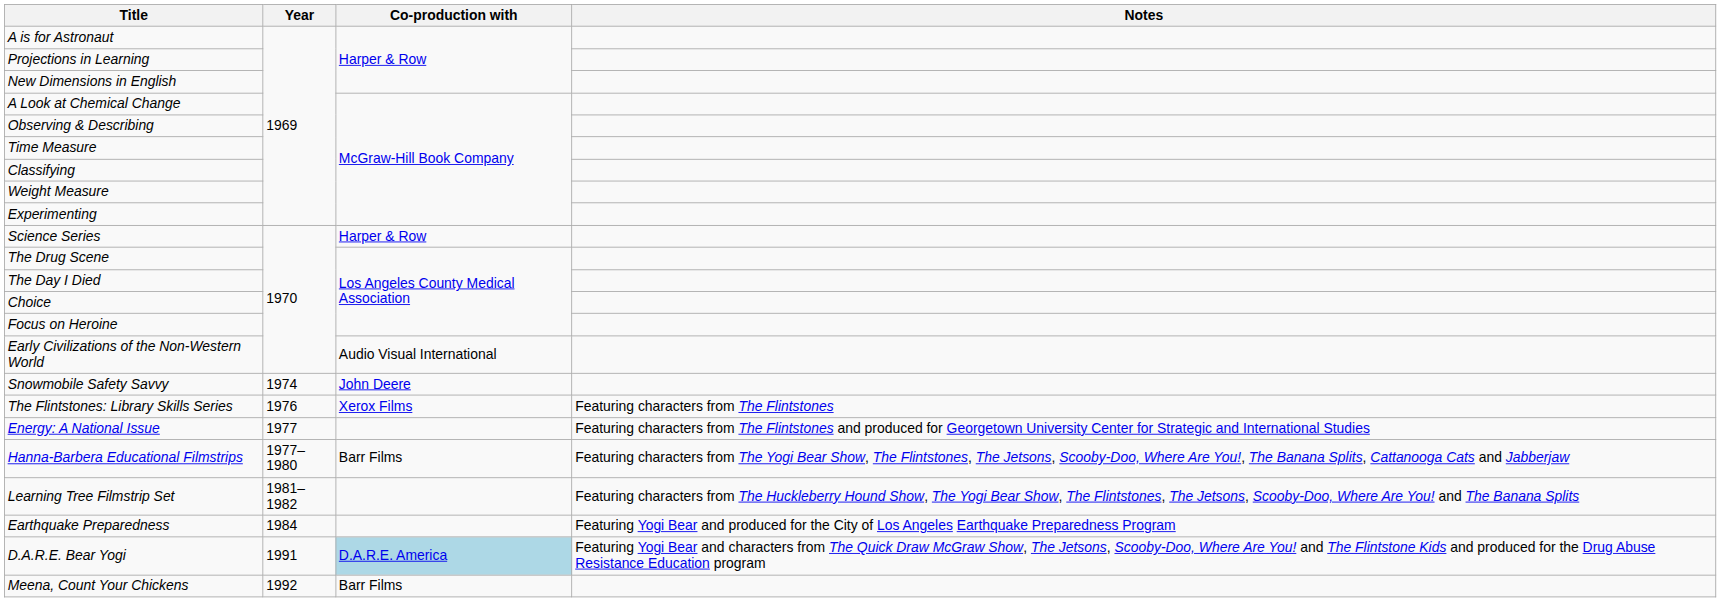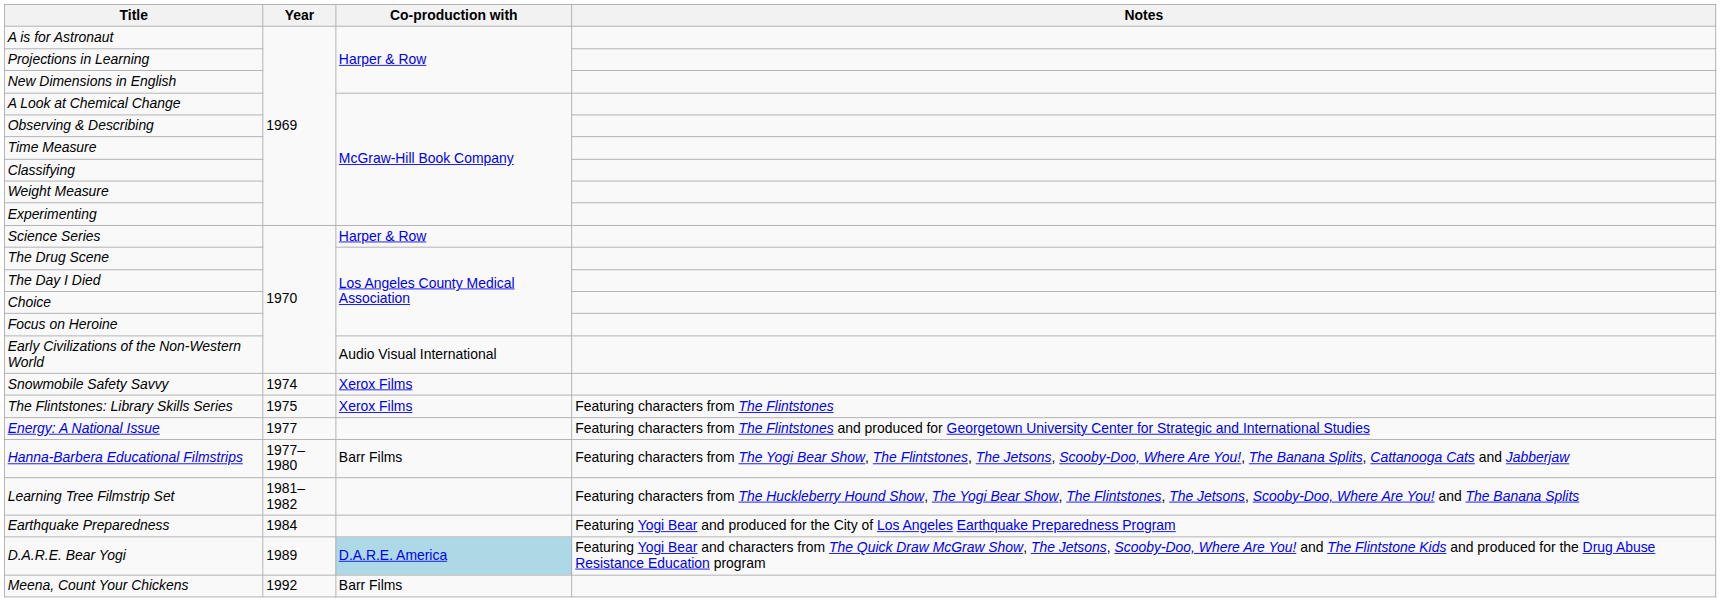(375, 384) John Deere -> (376, 384) Xerox Films
(282, 406) 1976 -> (282, 406) 1975
(282, 556) 1991 -> (282, 556) 1989
